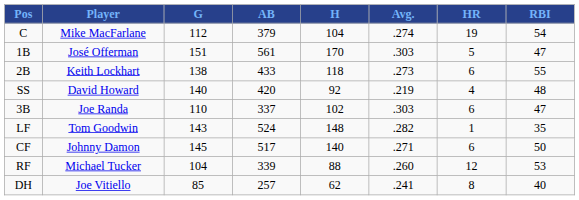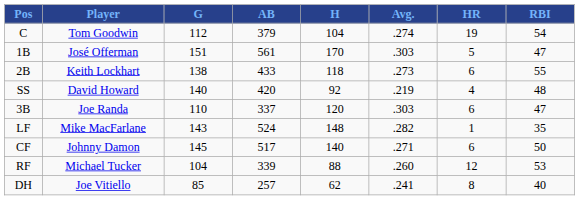(103, 33) Mike MacFarlane -> (103, 33) Tom Goodwin
(335, 109) 102 -> (335, 109) 120
(103, 128) Tom Goodwin -> (103, 128) Mike MacFarlane
